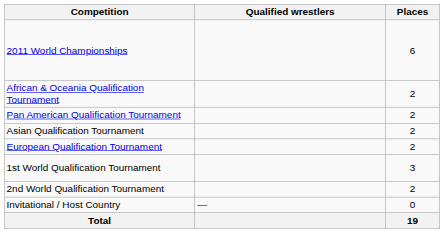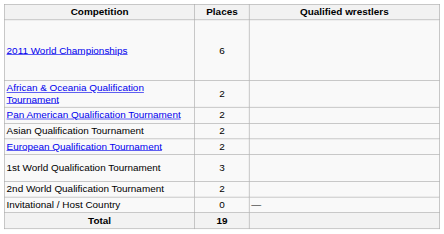columns swapped: (413, 12) <-> (290, 12)
